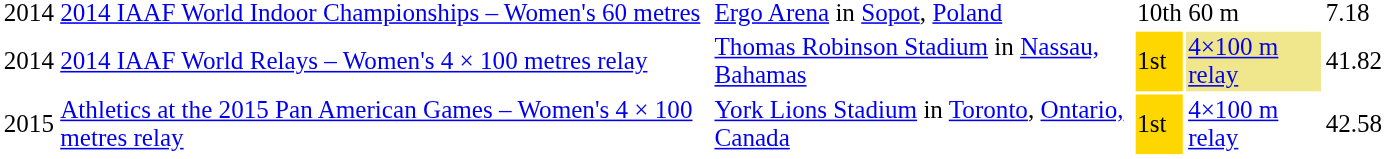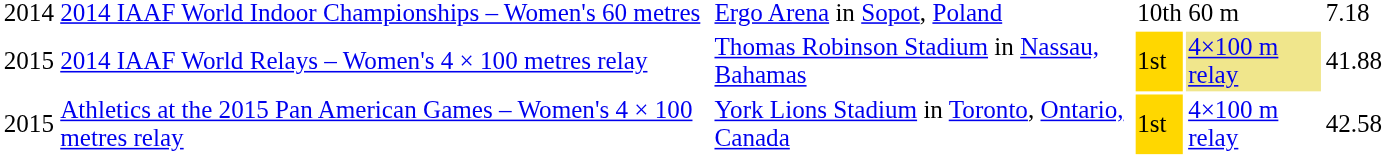(29, 61) 2014 -> (29, 61) 2015
(1354, 61) 41.82 -> (1354, 61) 41.88
